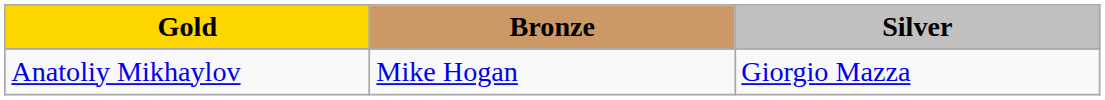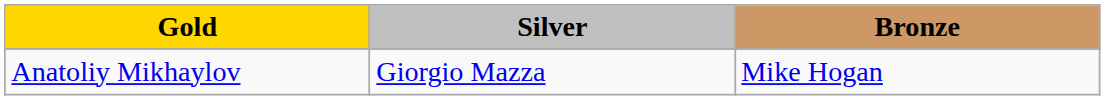columns swapped: (917, 26) <-> (552, 26)
